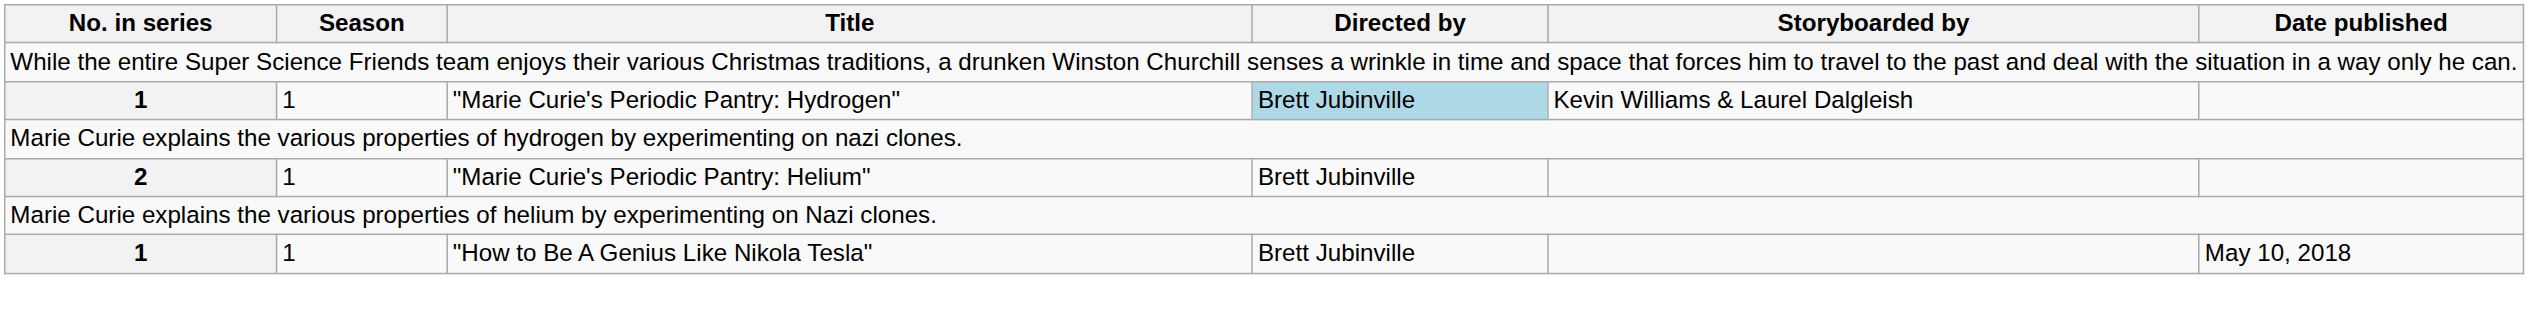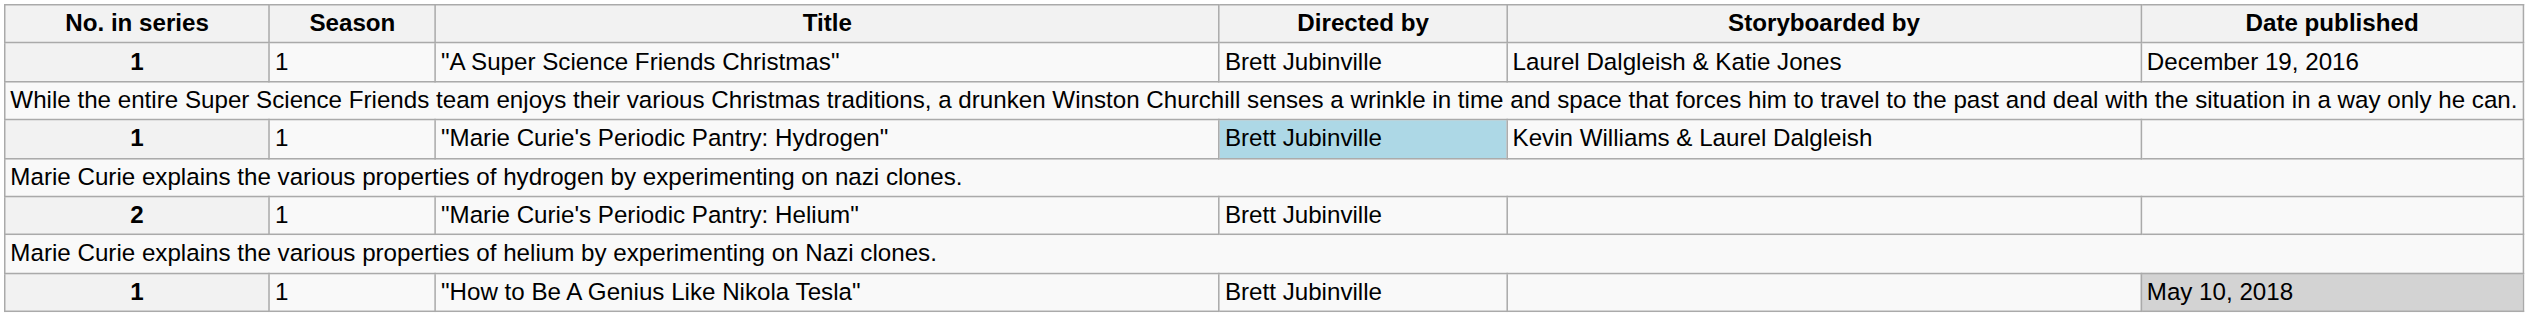+ row: (640, 61)
(2278, 253) no background -> (2220, 291) lightgrey background
